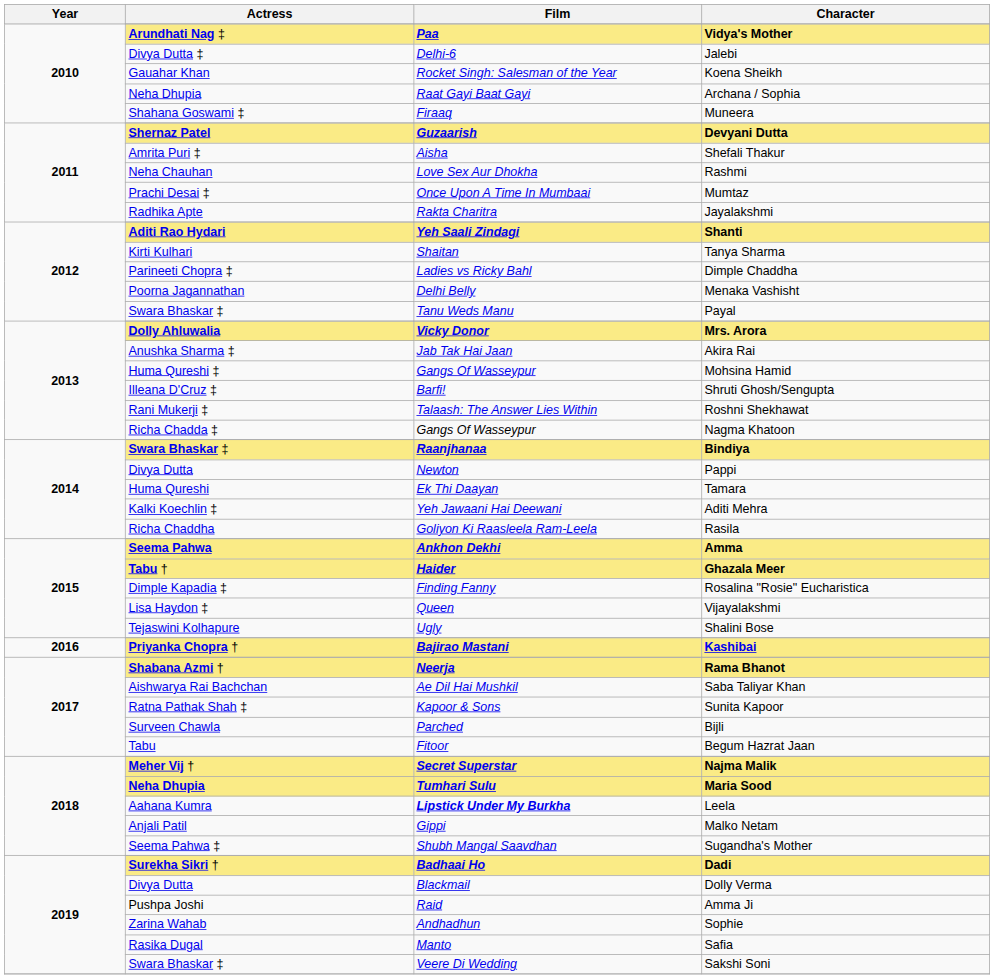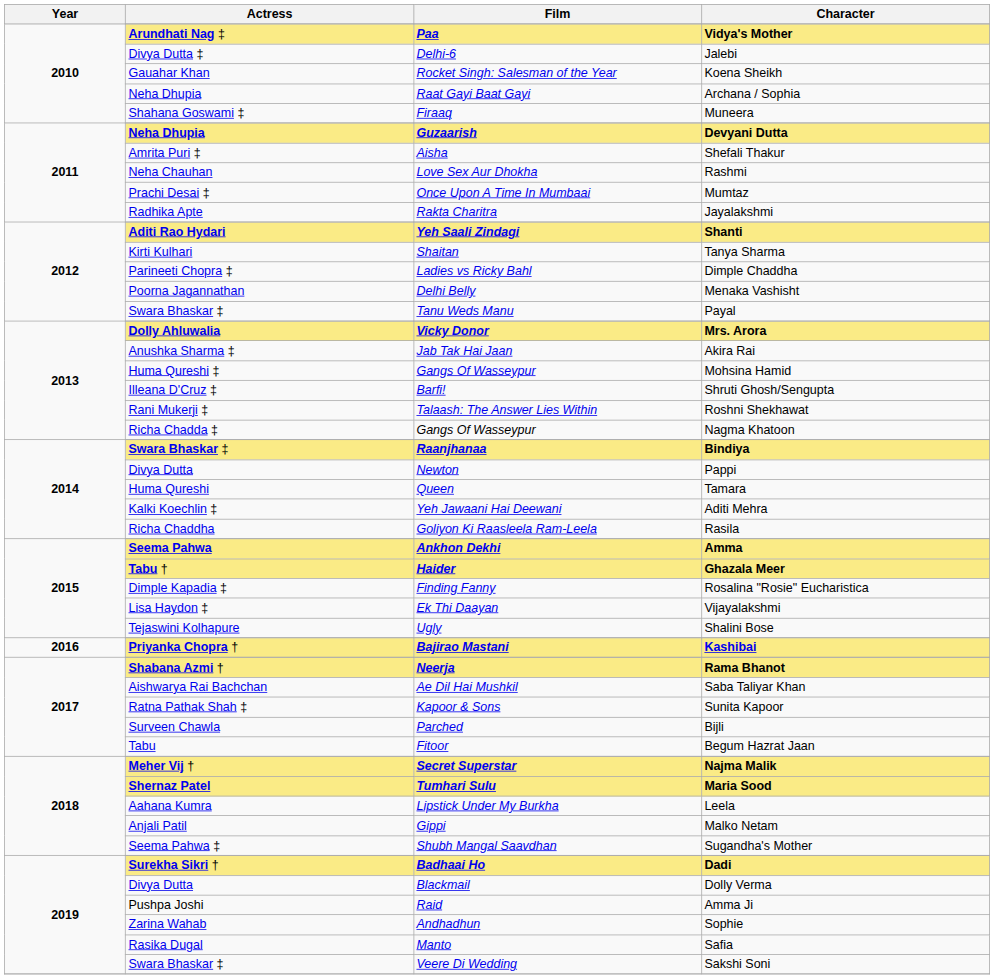(169, 133) Shernaz Patel -> (167, 133) Neha Dhupia
(457, 489) Ek Thi Daayan -> (435, 489) Queen
(435, 608) Queen -> (457, 608) Ek Thi Daayan
(167, 786) Neha Dhupia -> (169, 786) Shernaz Patel
(493, 806) bold -> (488, 806) normal
